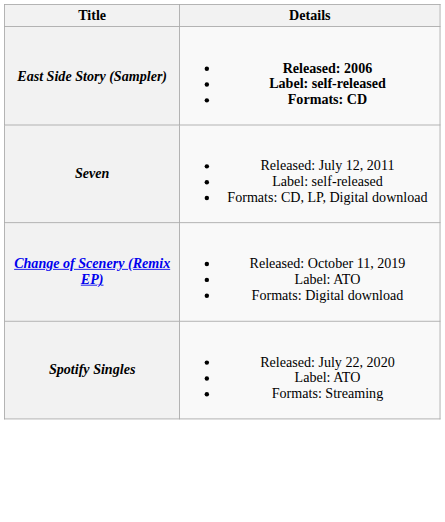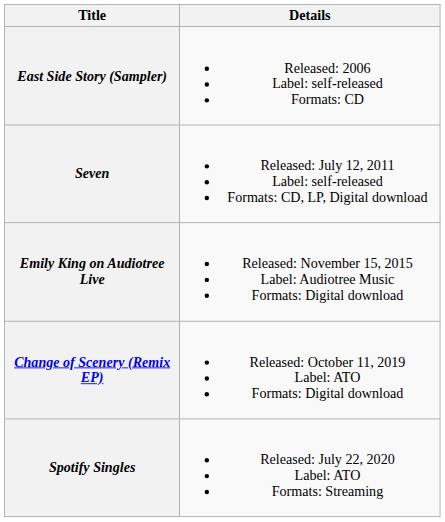(310, 84) bold -> (310, 84) normal
+ row: (92, 271)
